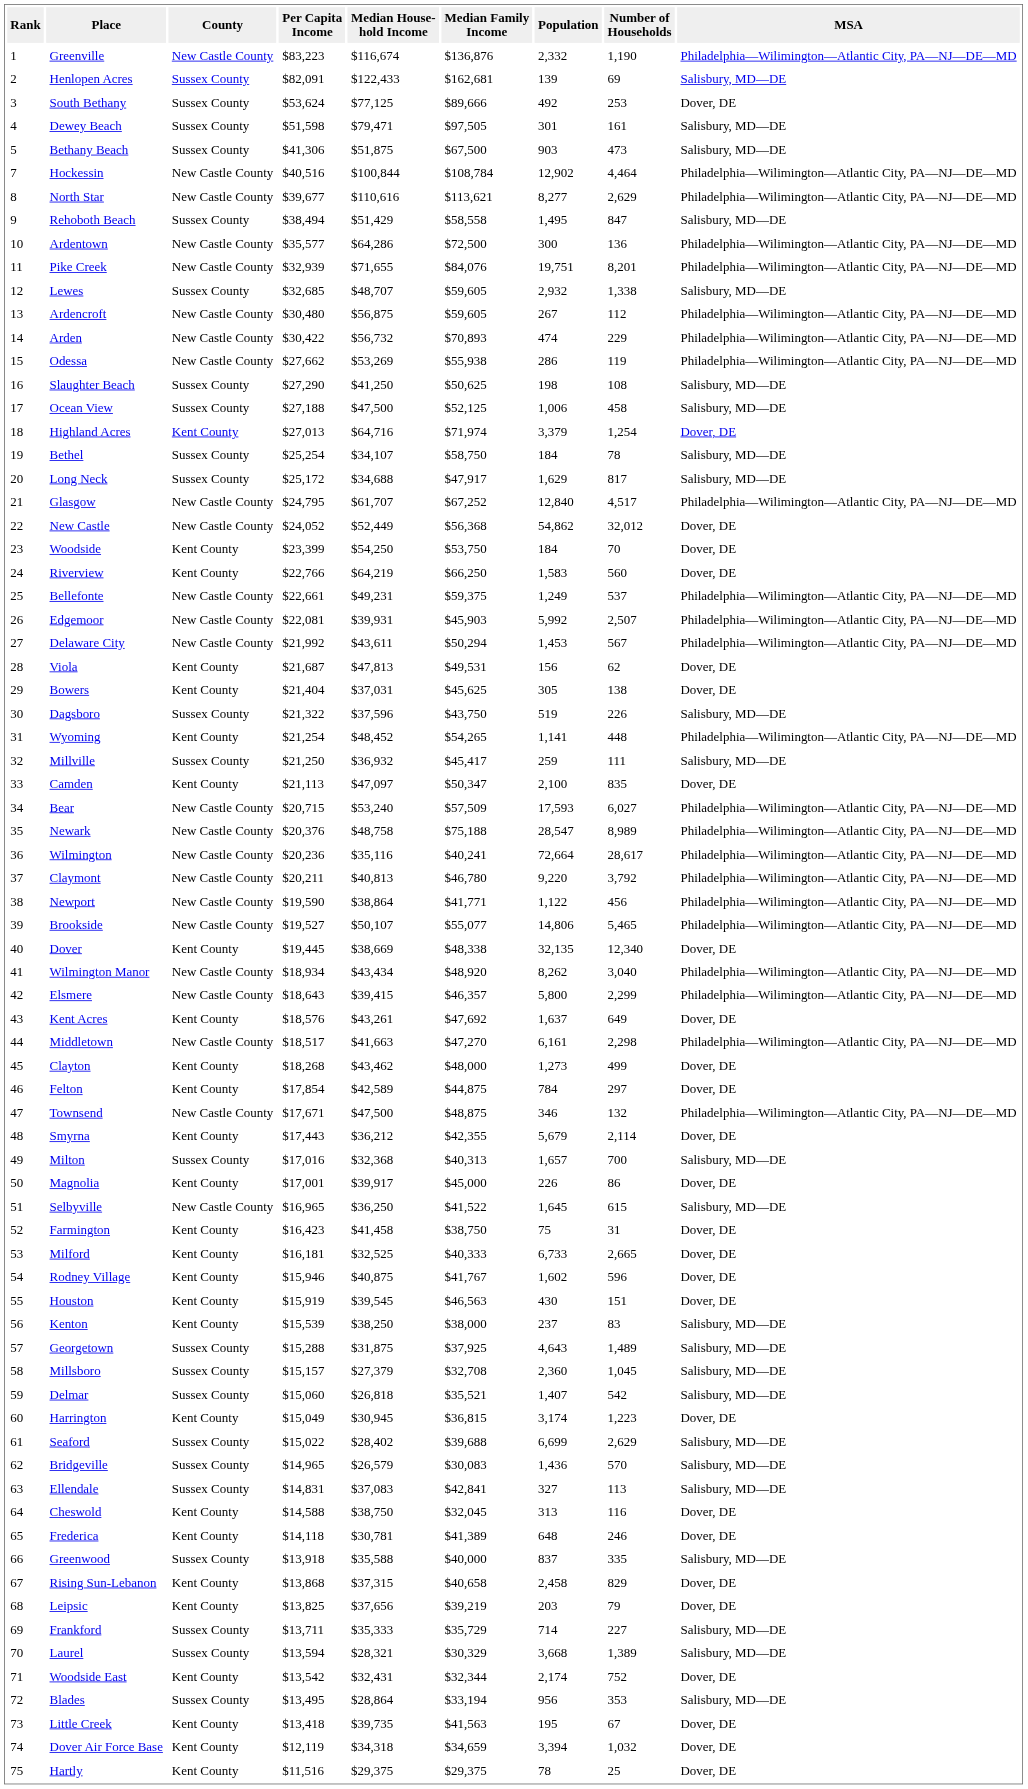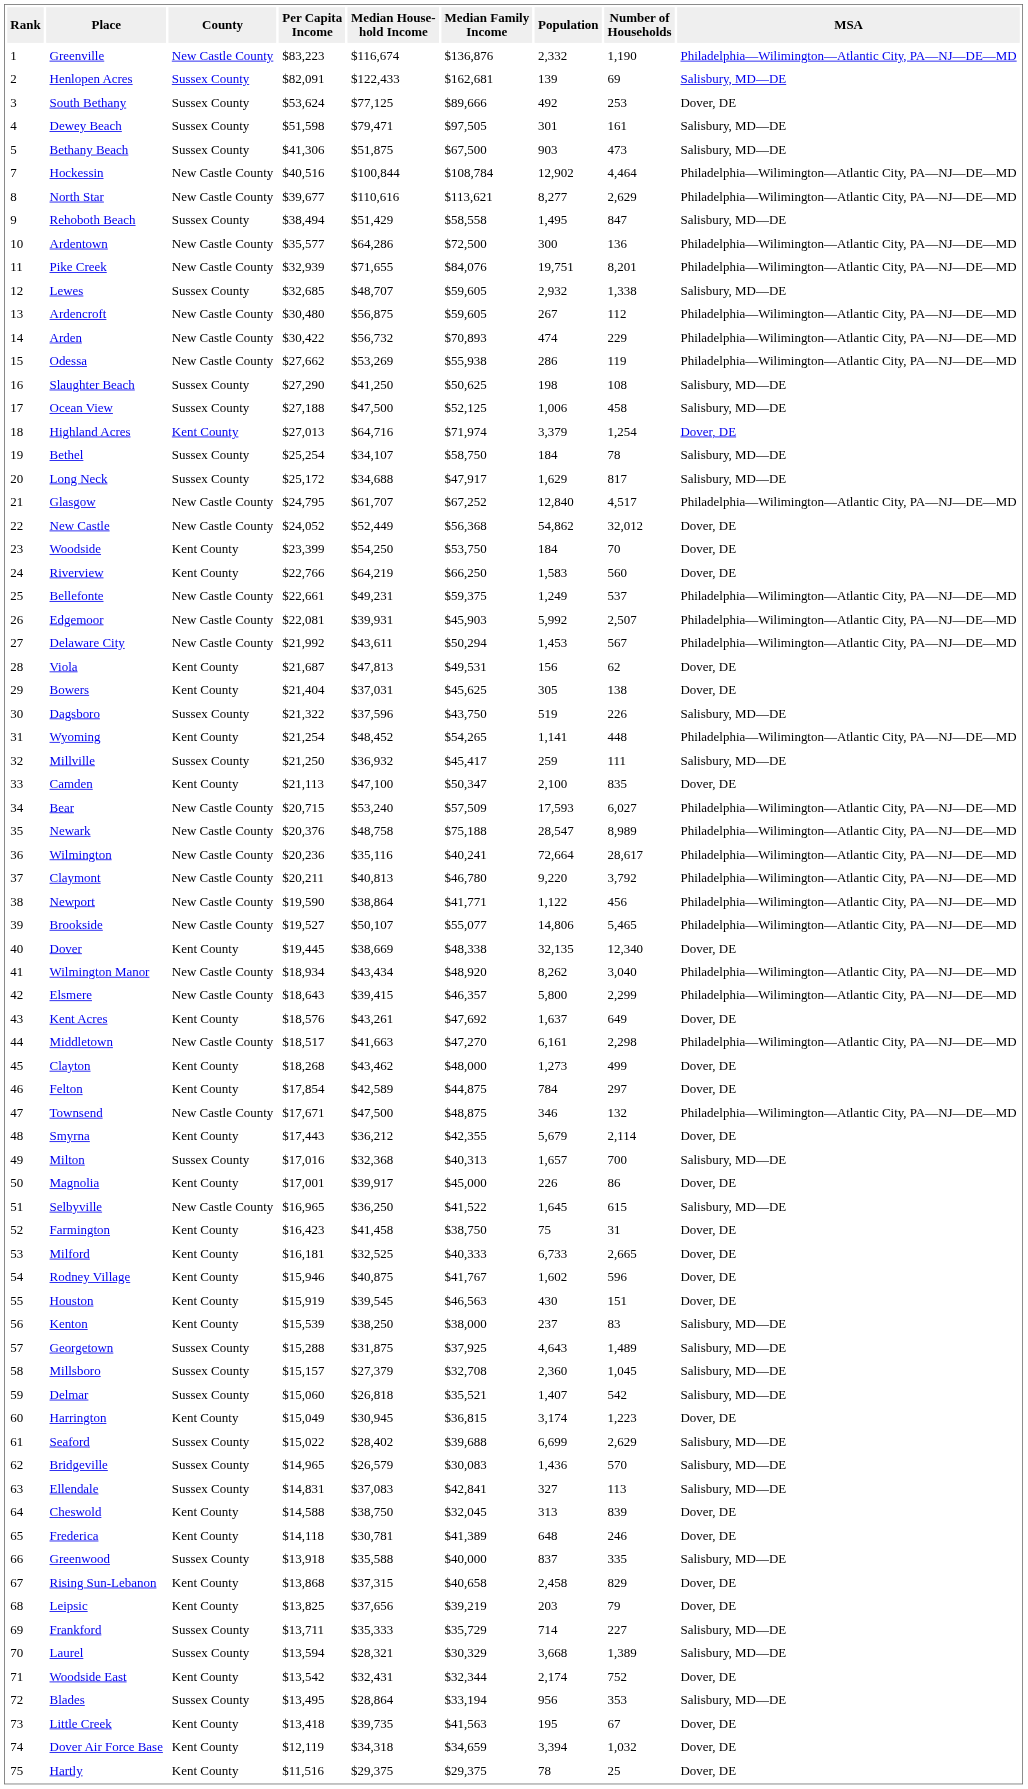(372, 784) $47,097 -> (372, 784) $47,100
(617, 1512) 116 -> (617, 1512) 839
